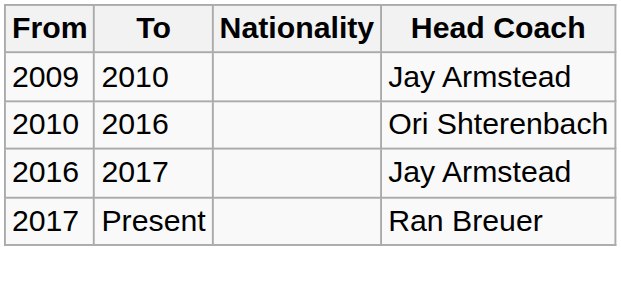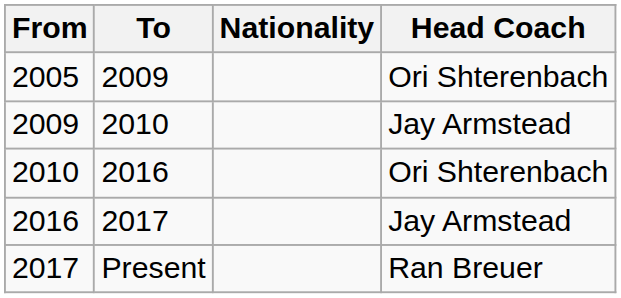+ row: (46, 76)
